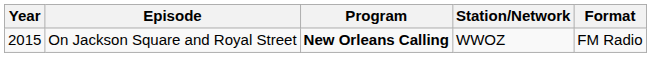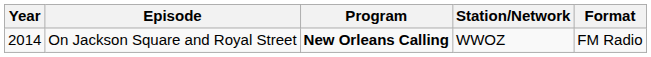(25, 40) 2015 -> (25, 40) 2014
